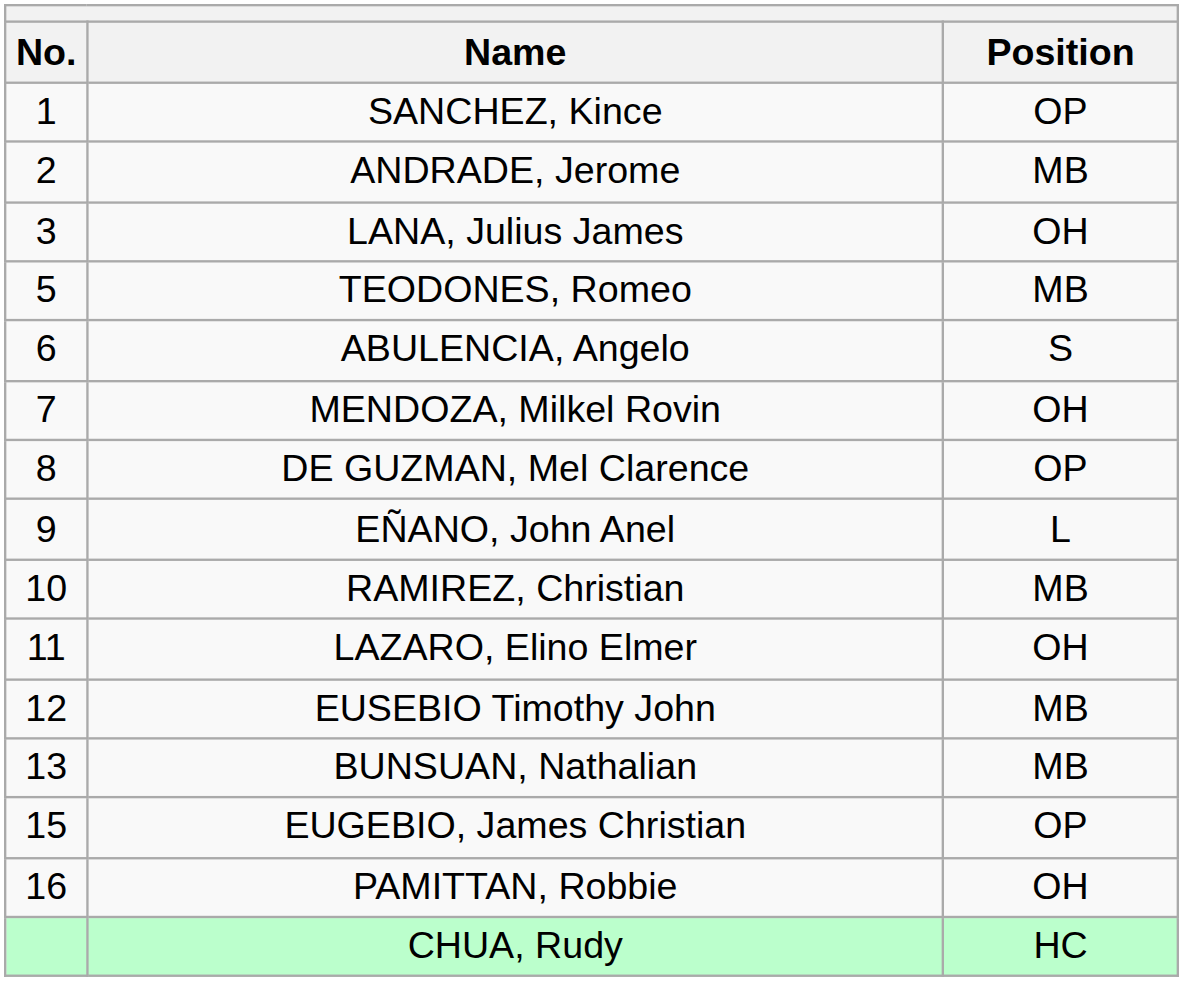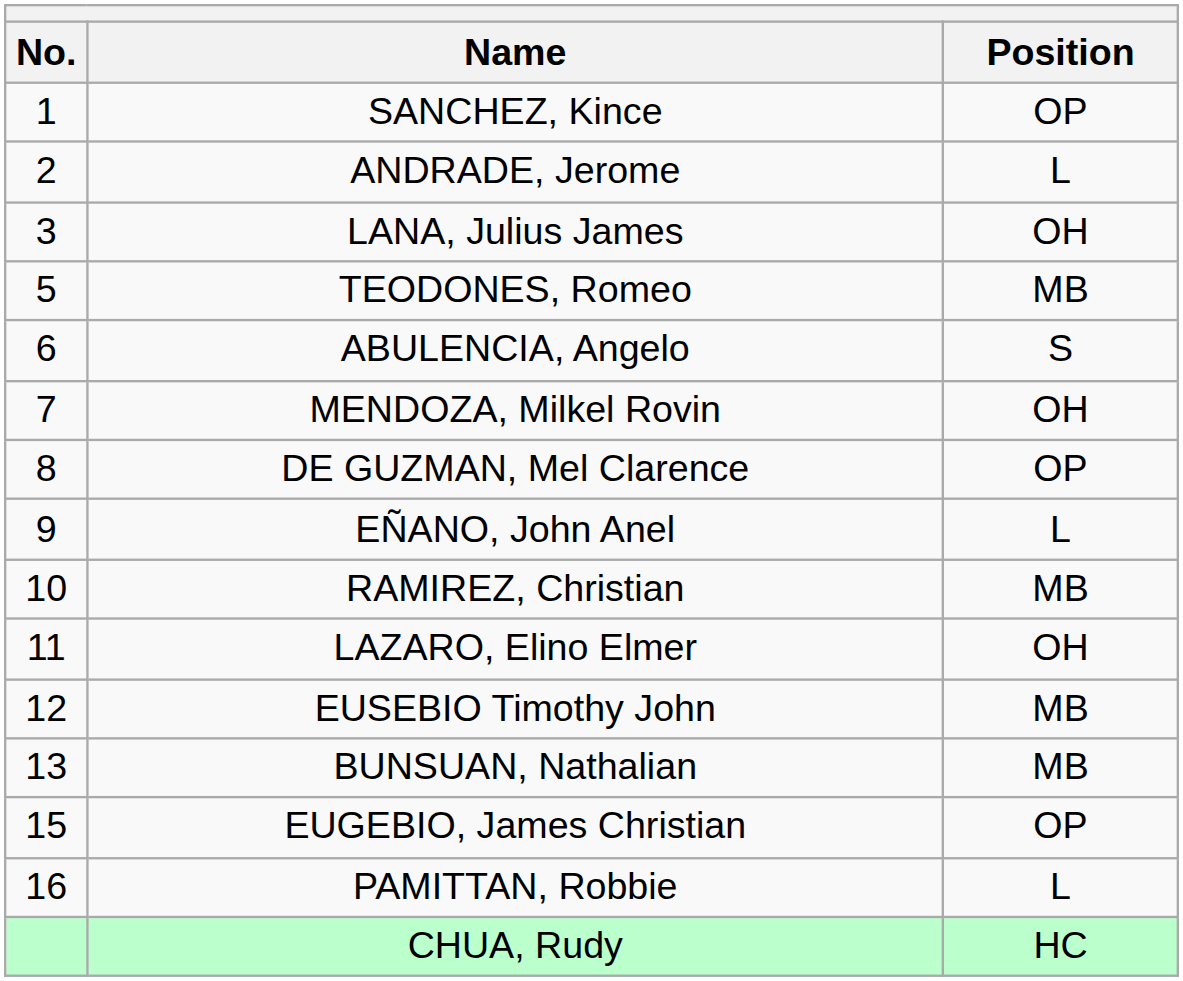(1061, 170) MB -> (1061, 170) L
(1061, 886) OH -> (1061, 886) L
